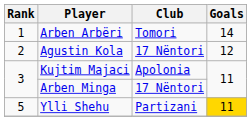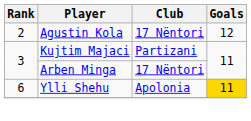- row: (81, 32)
(163, 70) Apolonia -> (166, 51) Partizani
(21, 107) 5 -> (21, 88) 6
(166, 107) Partizani -> (163, 88) Apolonia
